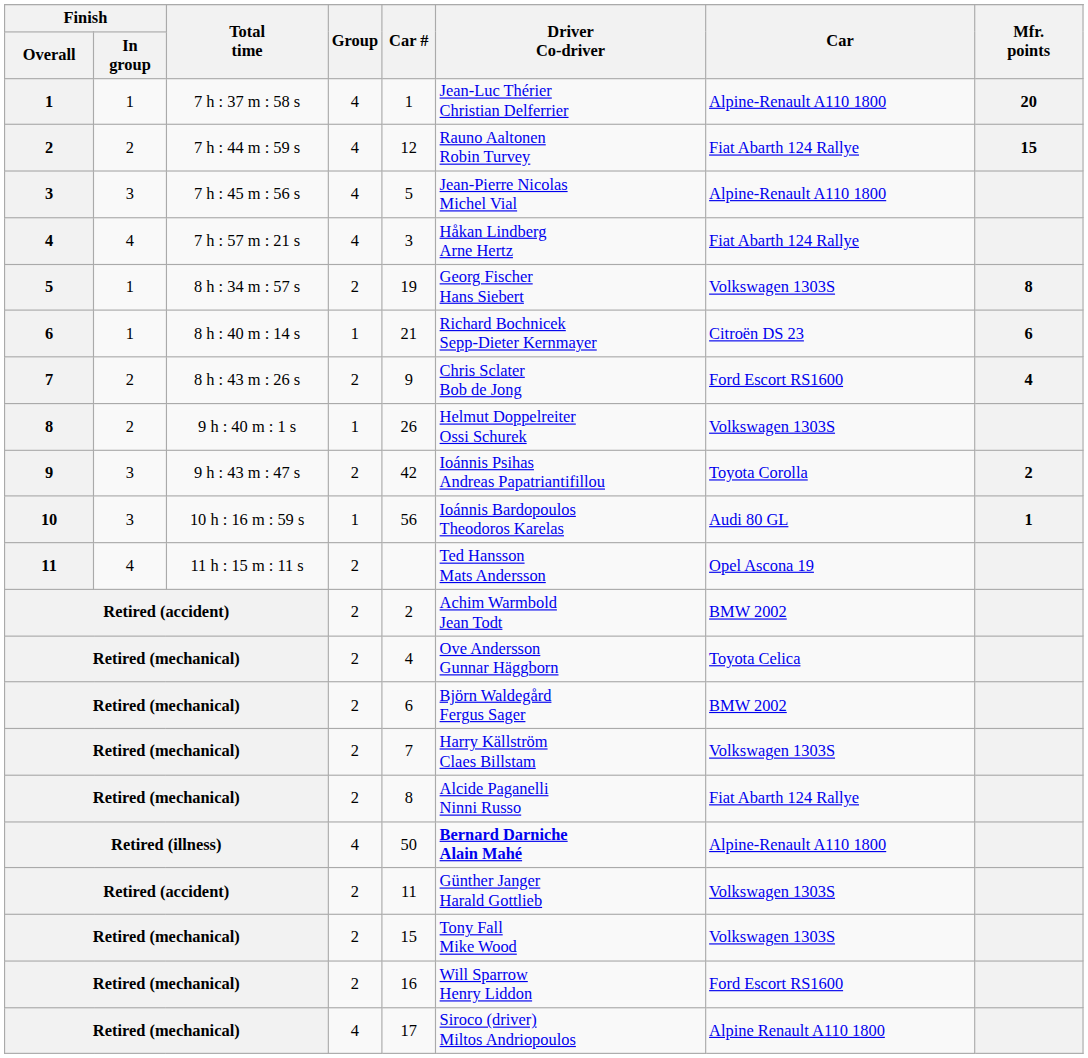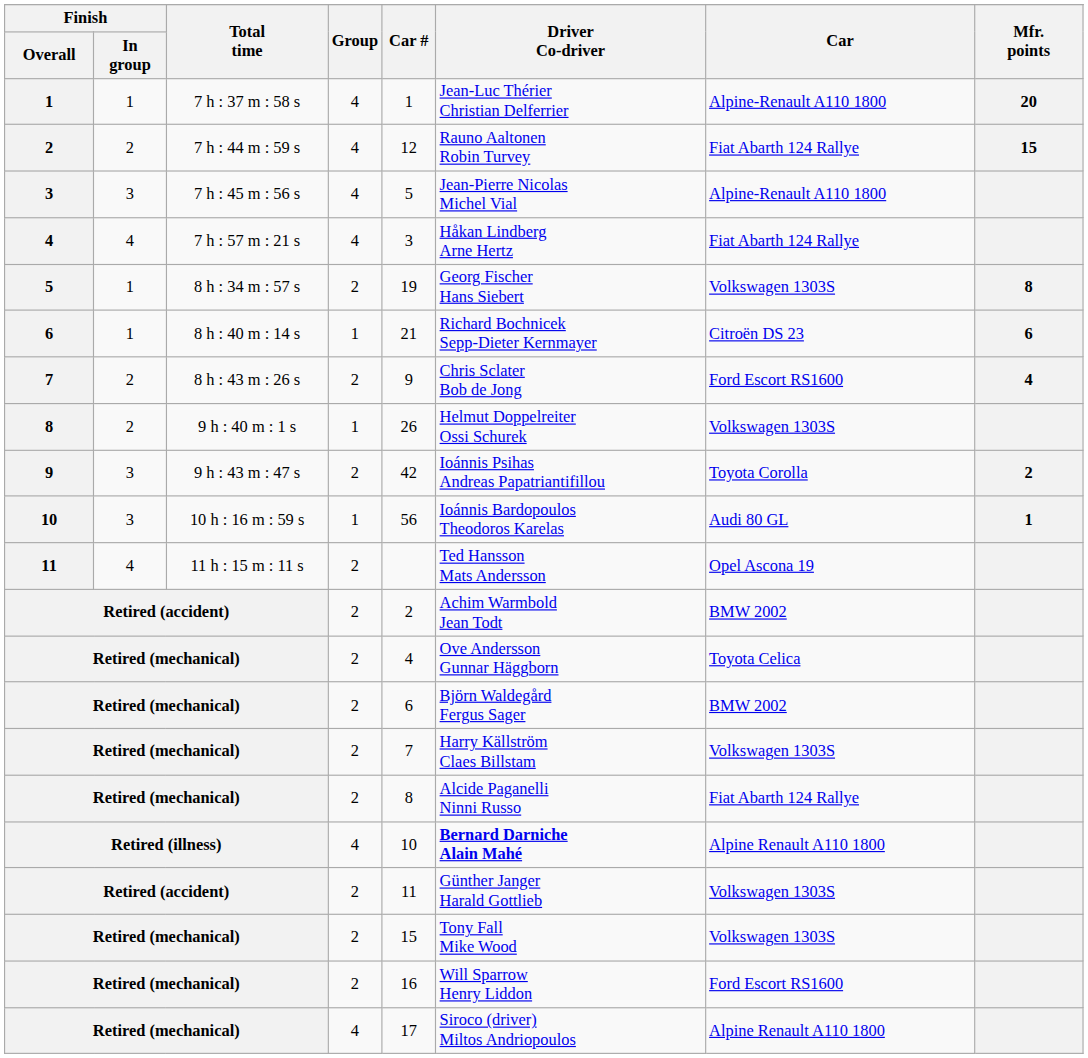(409, 844) 50 -> (409, 844) 10
(798, 844) Alpine-Renault A110 1800 -> (797, 844) Alpine Renault A110 1800
